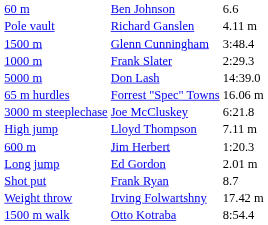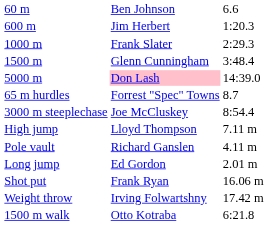rows swapped: (20, 146) <-> (29, 26)
rows swapped: (23, 60) <-> (23, 43)
(135, 78) no background -> (135, 78) pink background
(243, 95) 16.06 m -> (231, 95) 8.7
(239, 112) 6:21.8 -> (239, 112) 8:54.4
(231, 181) 8.7 -> (243, 181) 16.06 m
(239, 215) 8:54.4 -> (239, 215) 6:21.8
